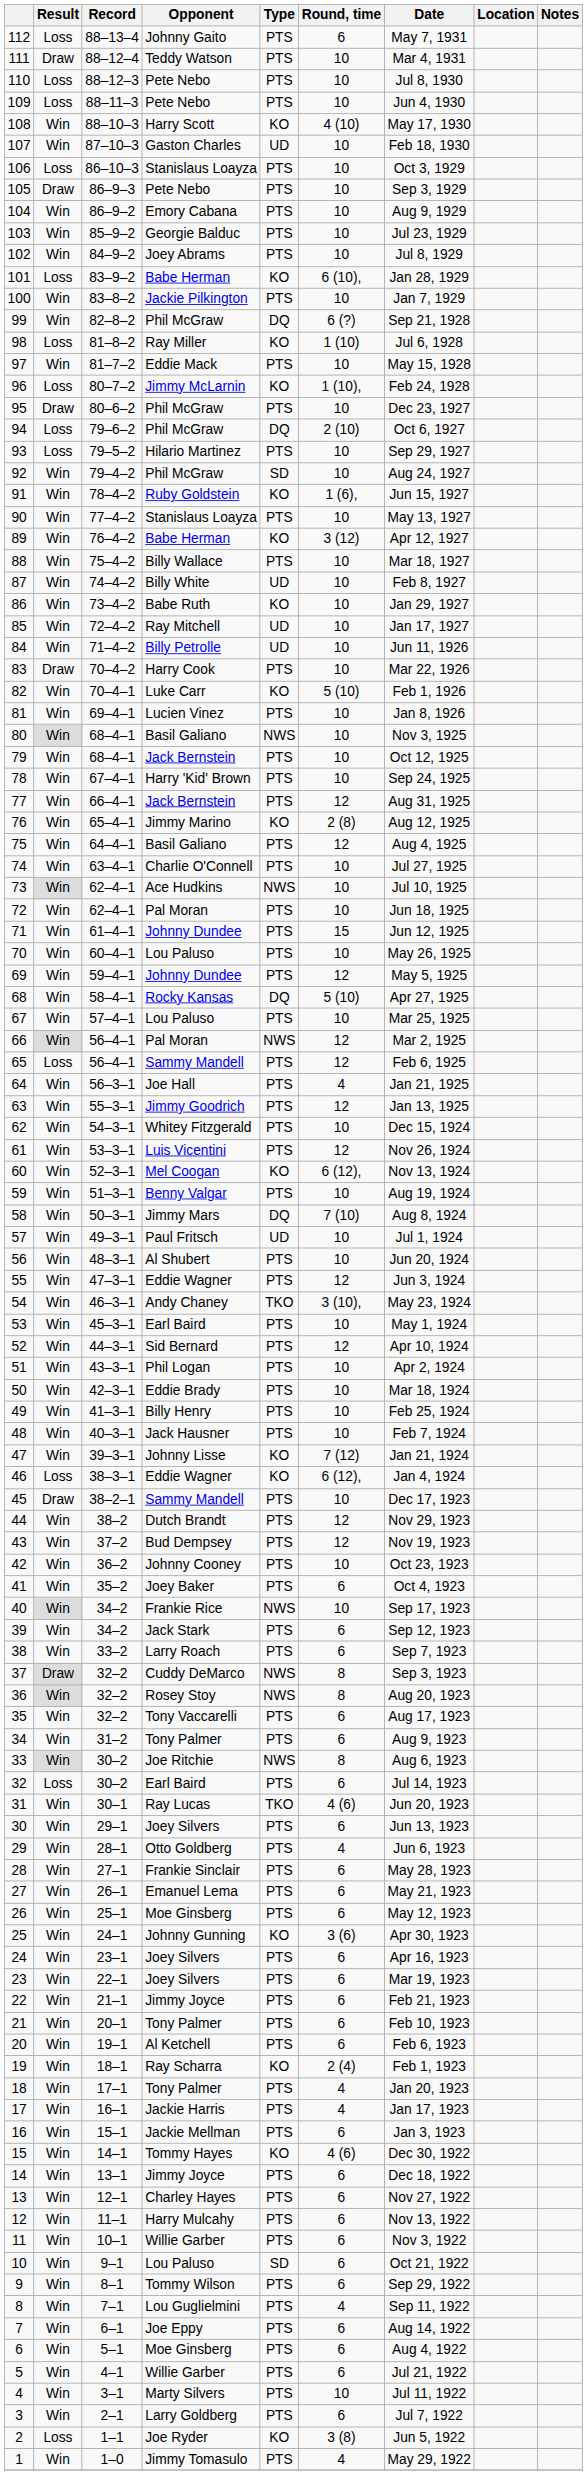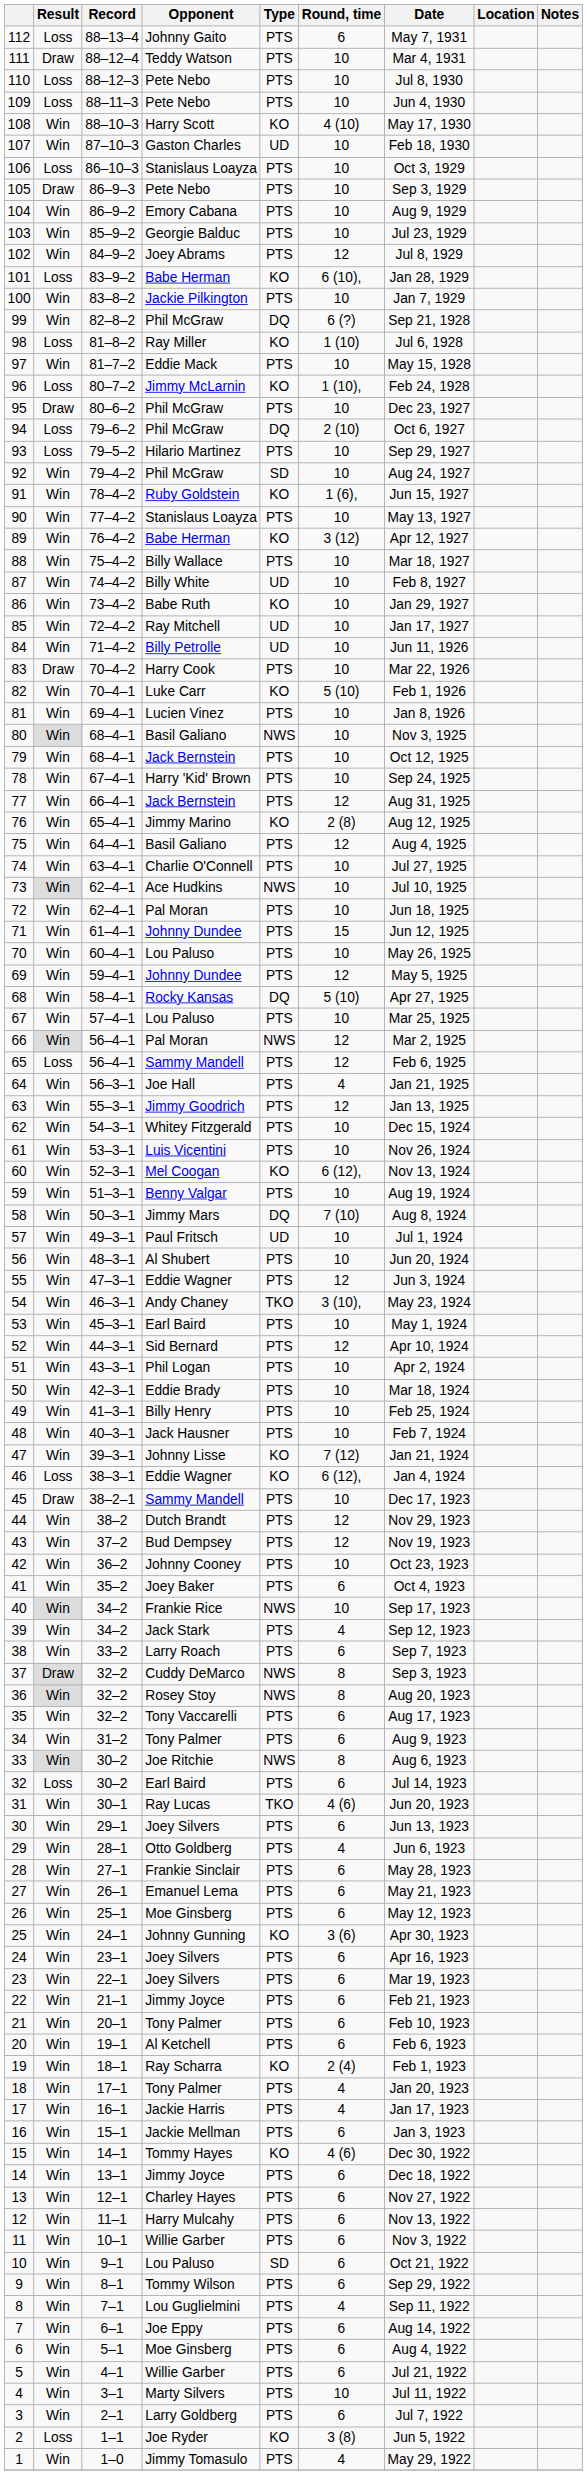(341, 255) 10 -> (341, 255) 12
(341, 1150) 12 -> (341, 1150) 10
(341, 1630) 6 -> (341, 1630) 4
